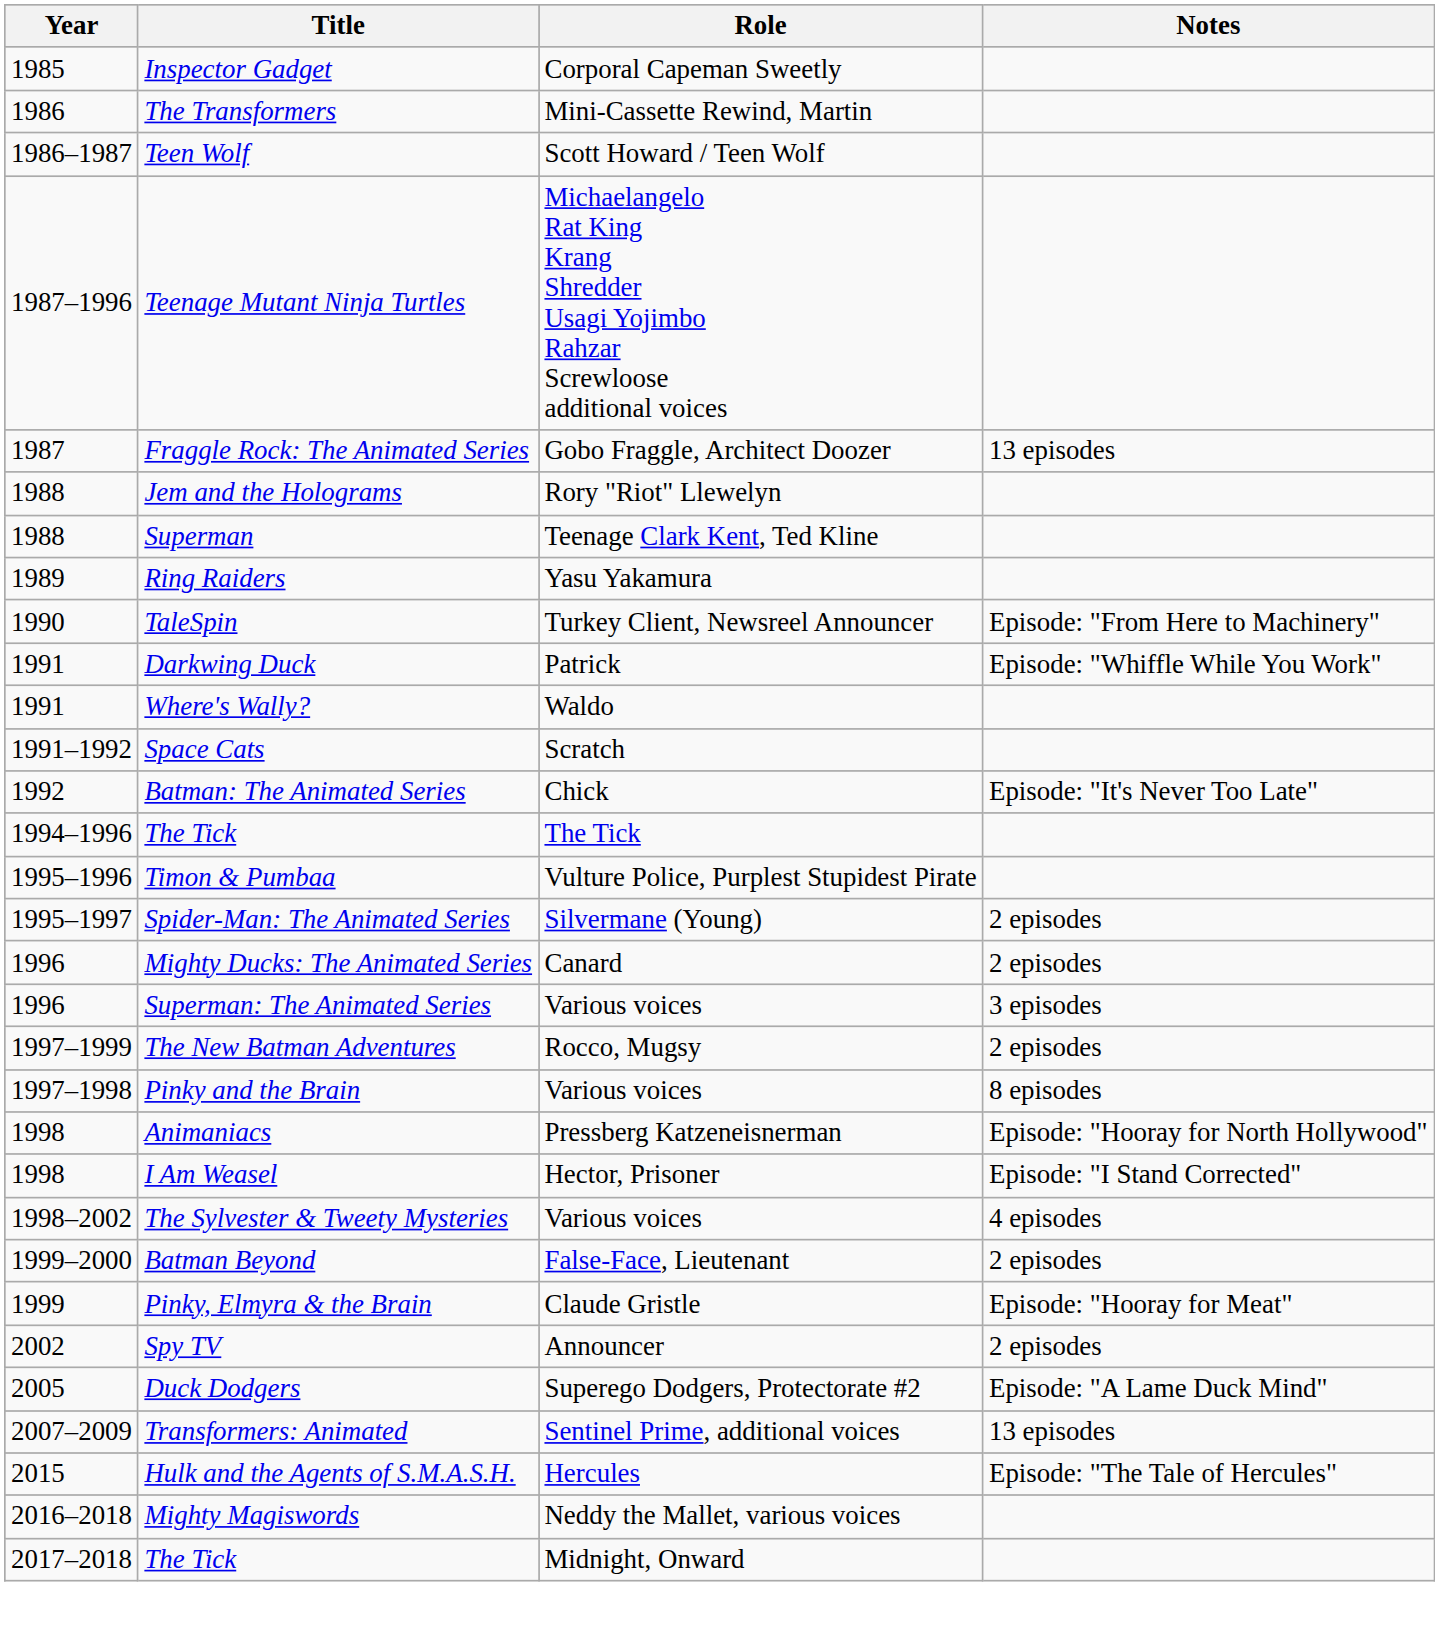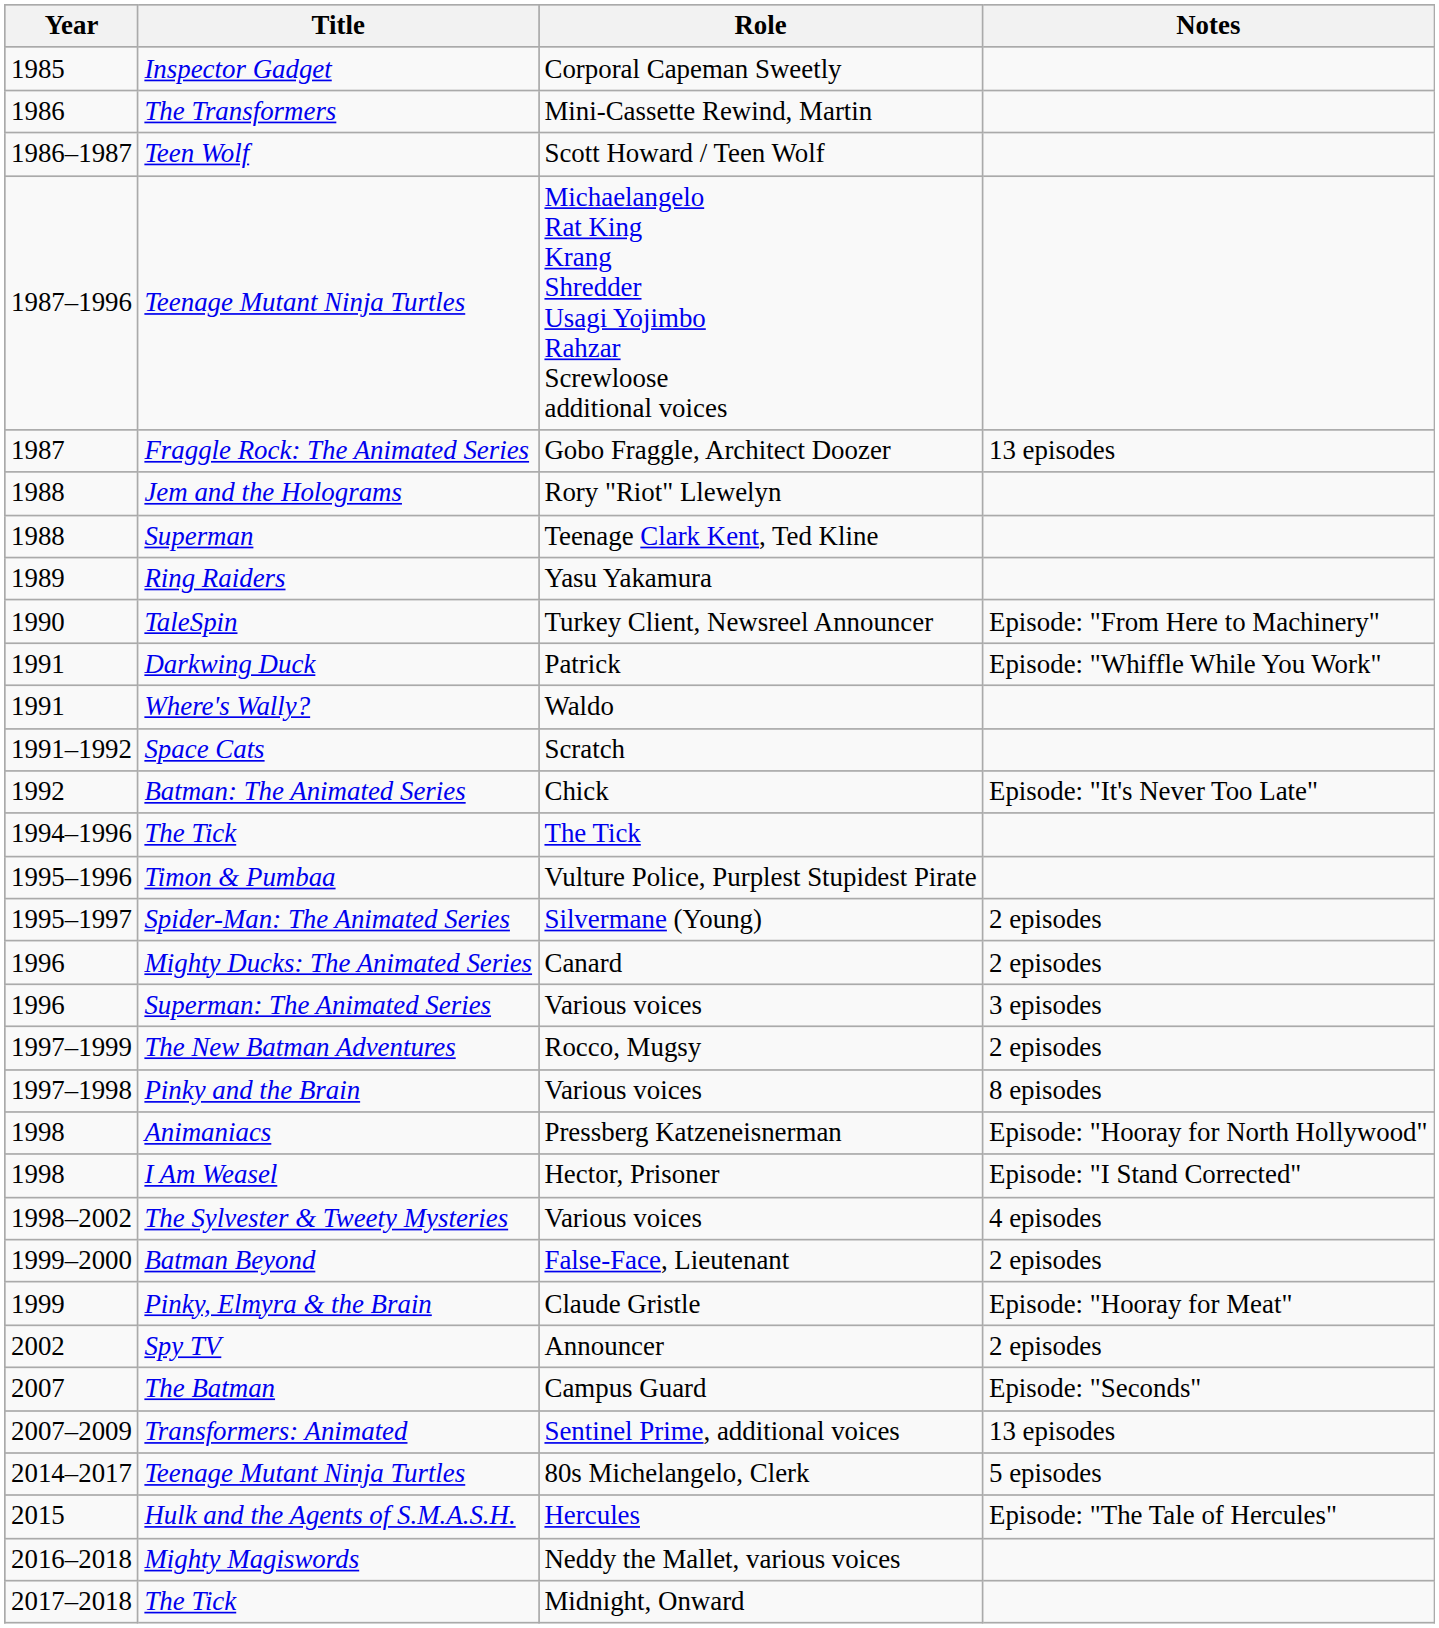- row: (222, 1388)
+ row: (210, 1388)
+ row: (305, 1473)
